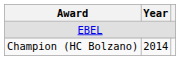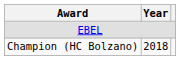(156, 47) 2014 -> (156, 47) 2018
